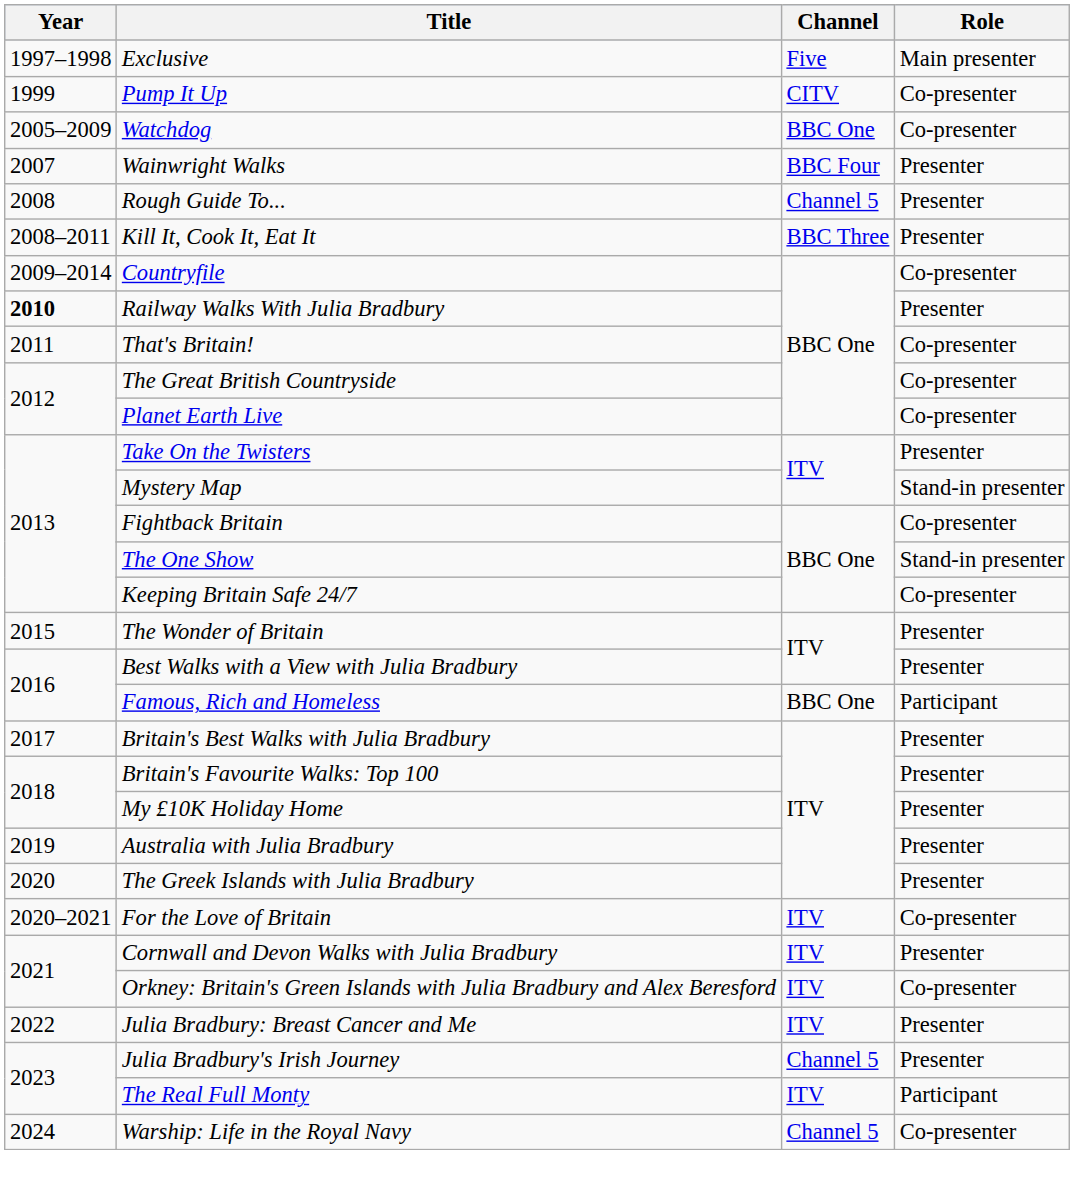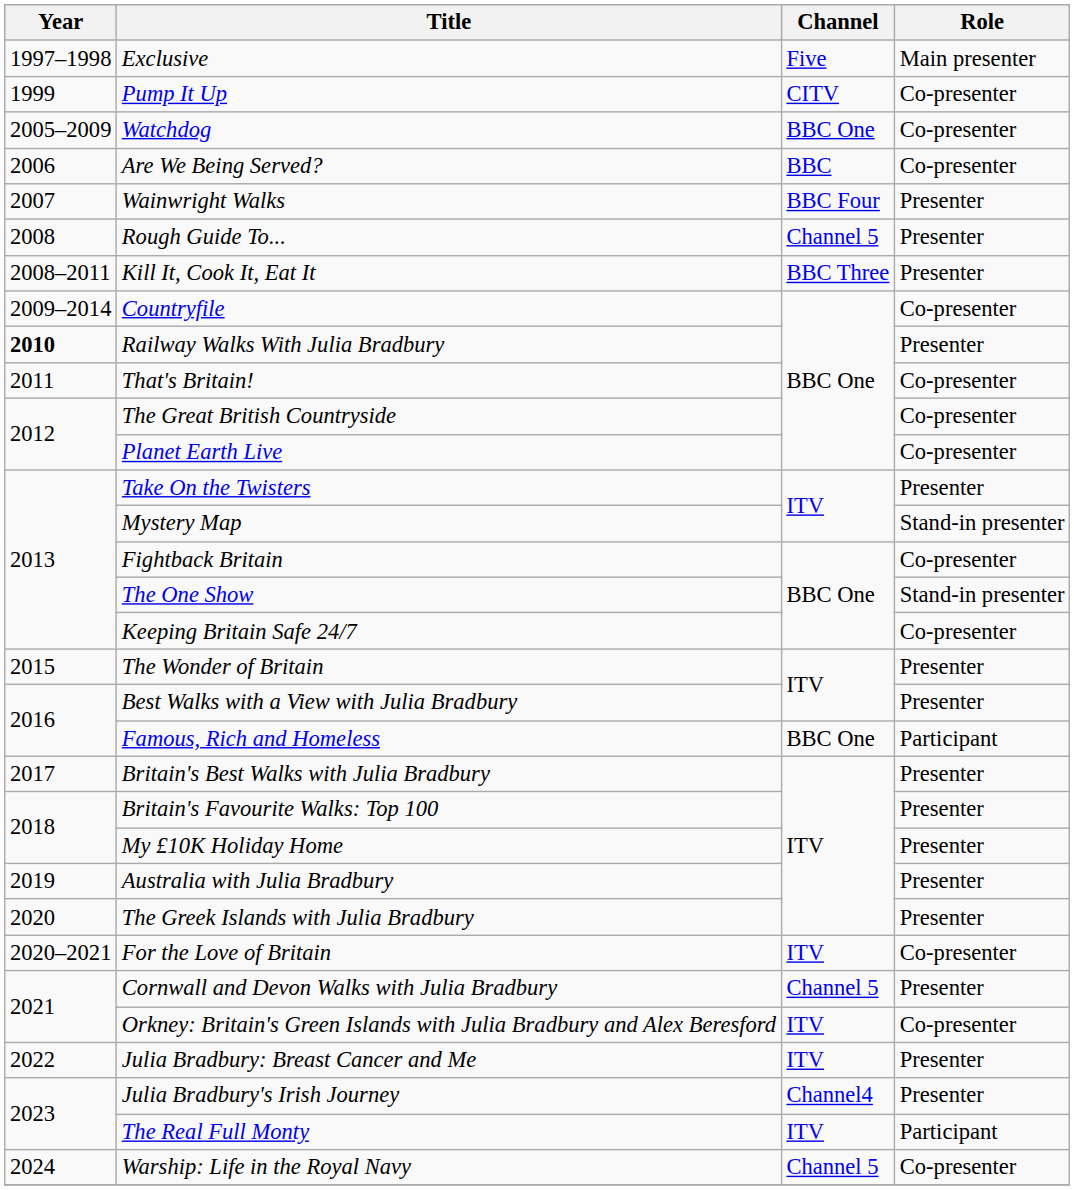+ row: (222, 165)
(805, 952) ITV -> (832, 988) Channel 5
(832, 1059) Channel 5 -> (830, 1095) Channel4
